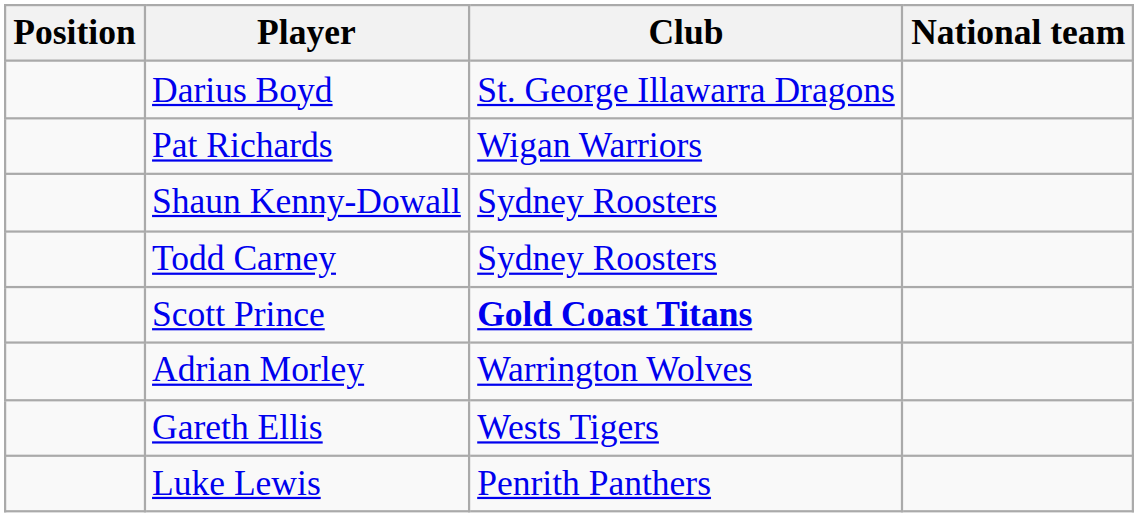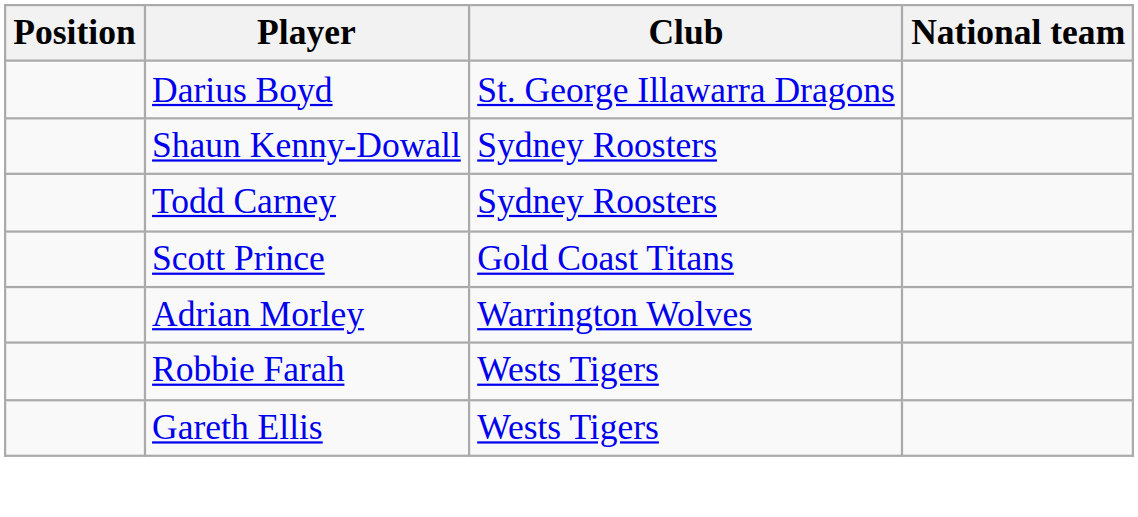- row: (242, 145)
(615, 314) bold -> (606, 257) normal
+ row: (248, 370)
- row: (236, 483)
